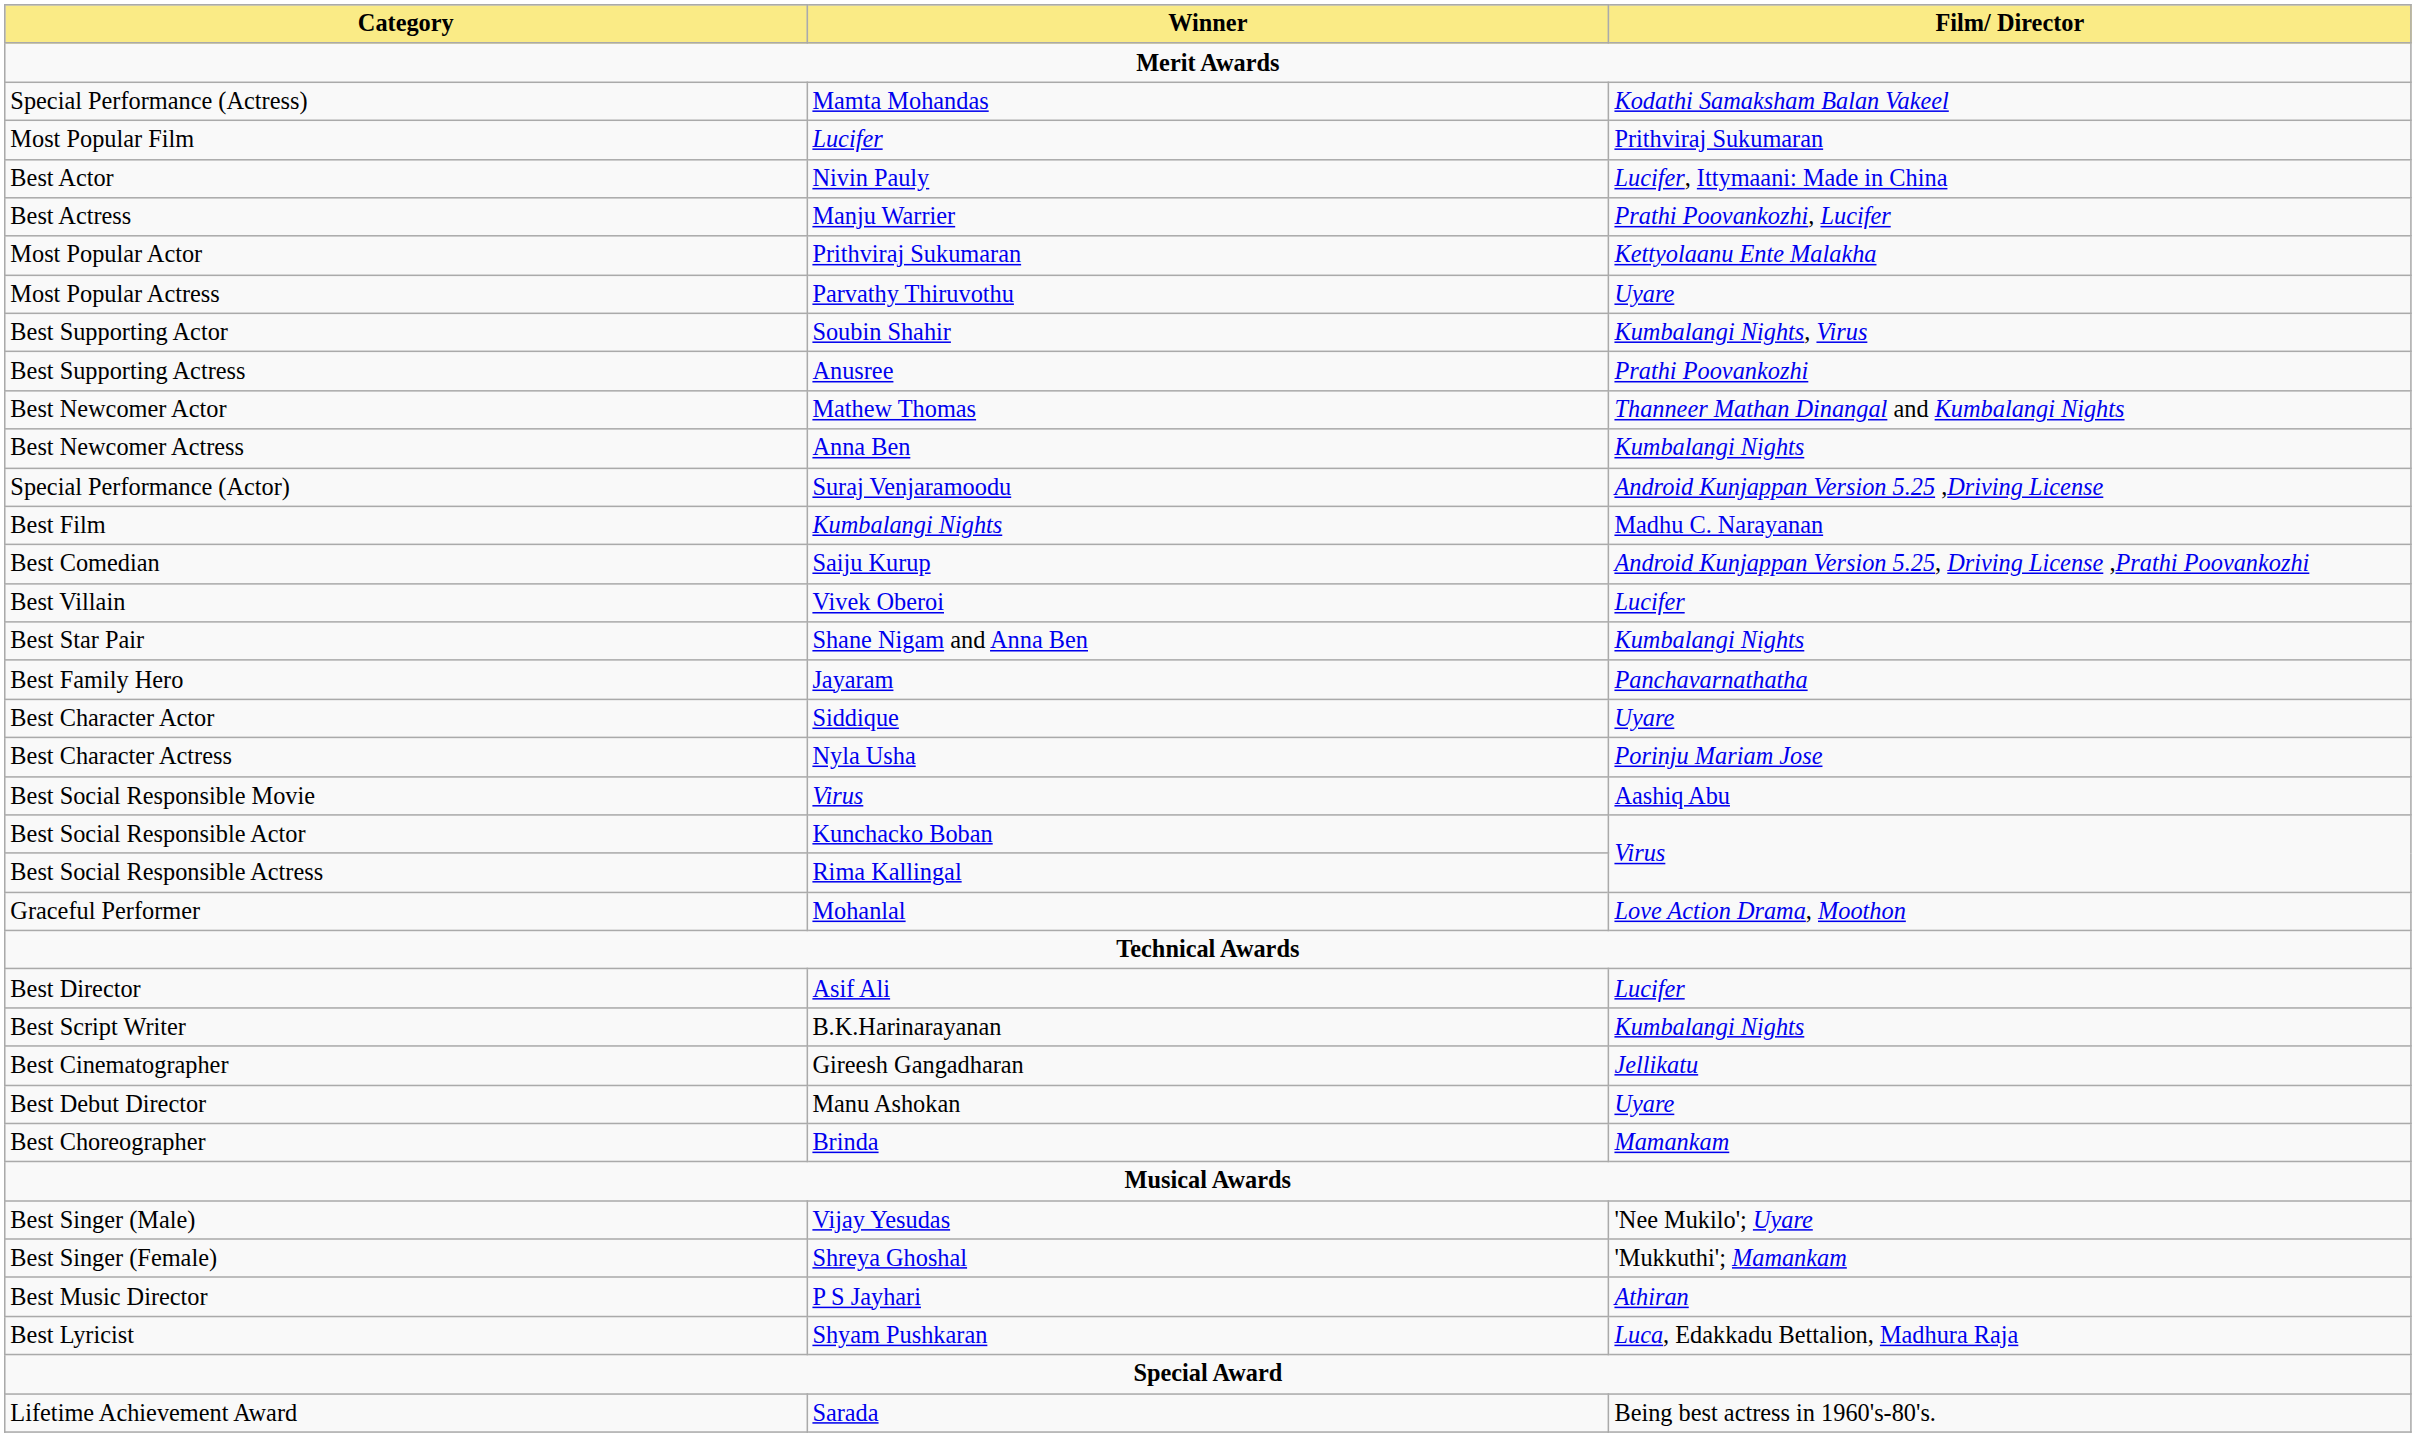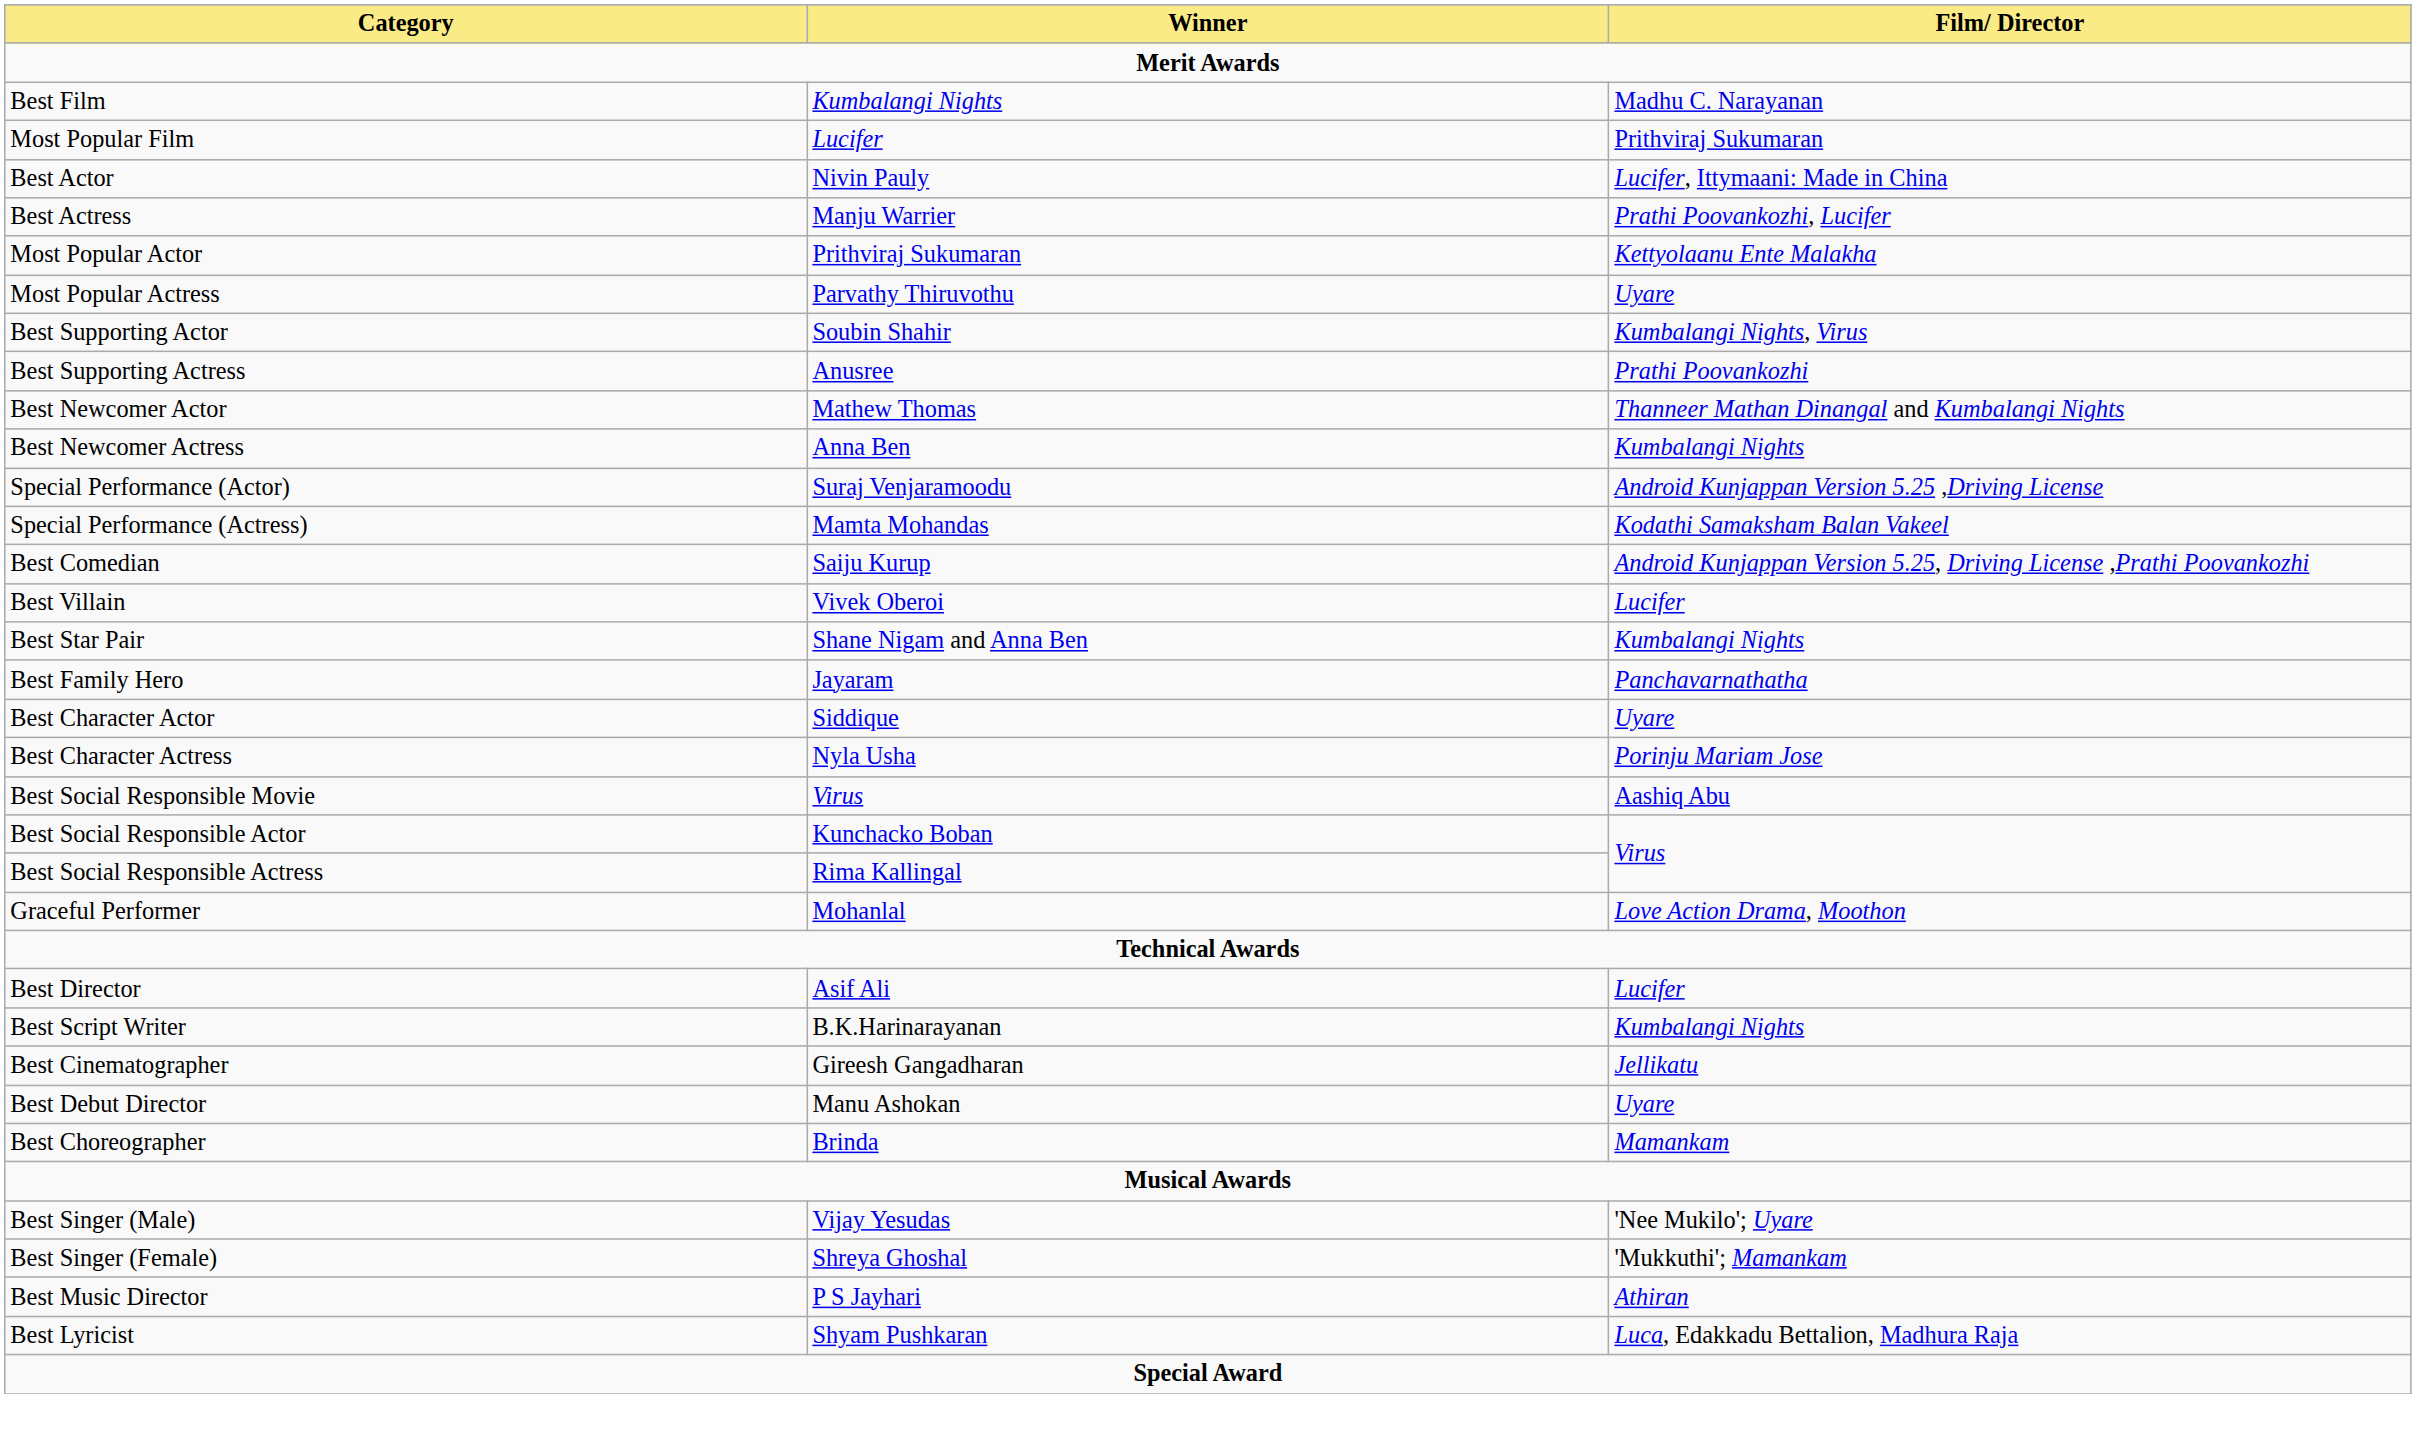rows swapped: (58, 525) <-> (159, 100)
- row: (154, 1412)
